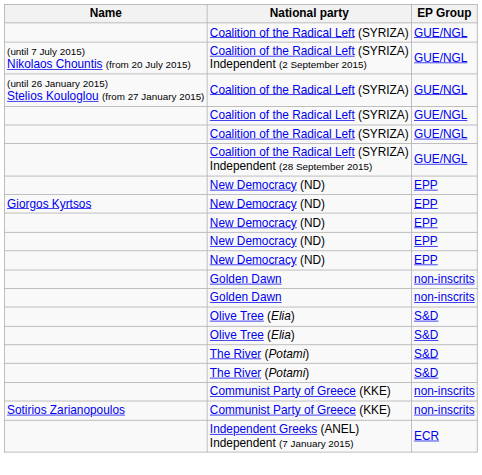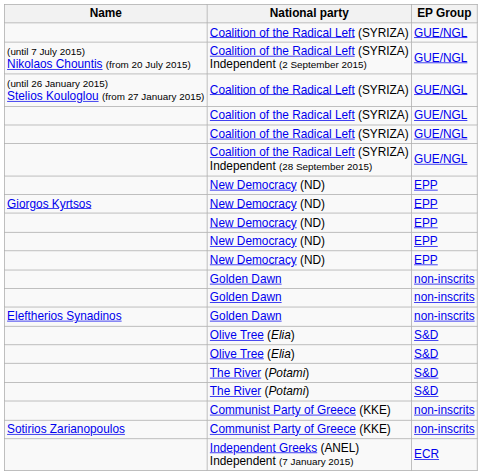+ row: (64, 316)
